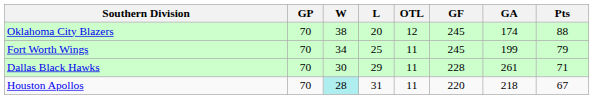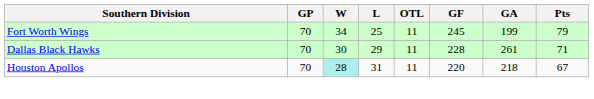- row: (60, 31)
